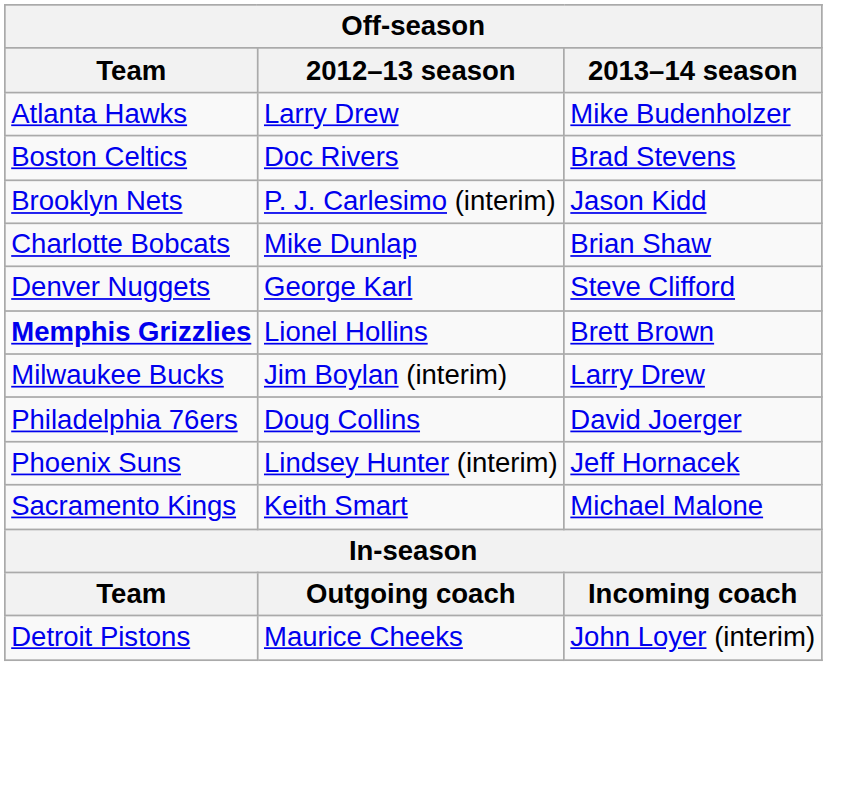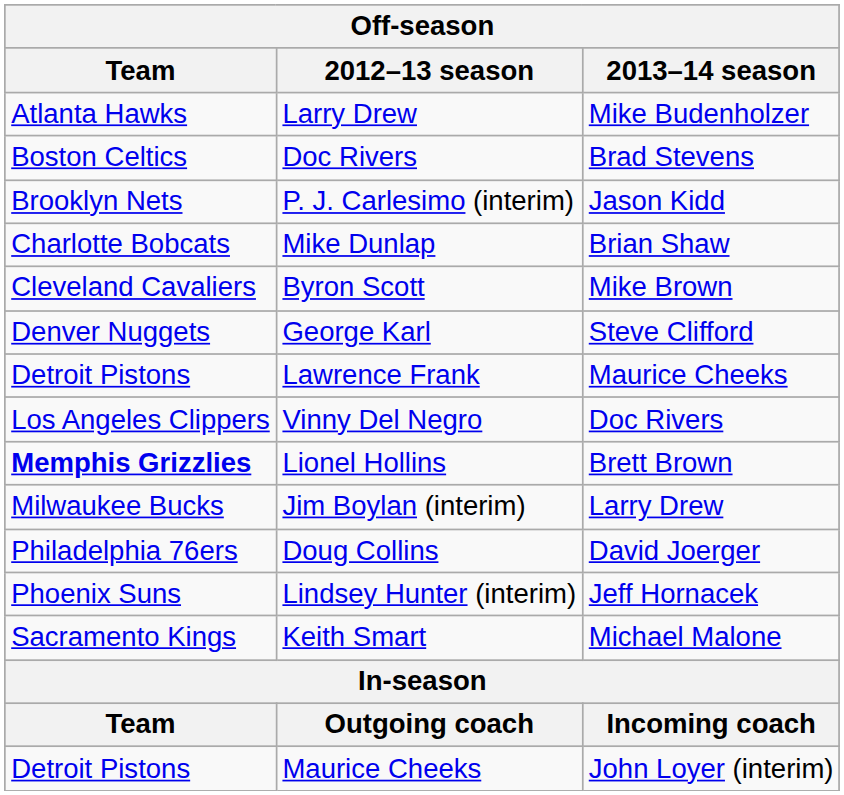+ row: (354, 288)
+ row: (381, 375)
+ row: (382, 419)
